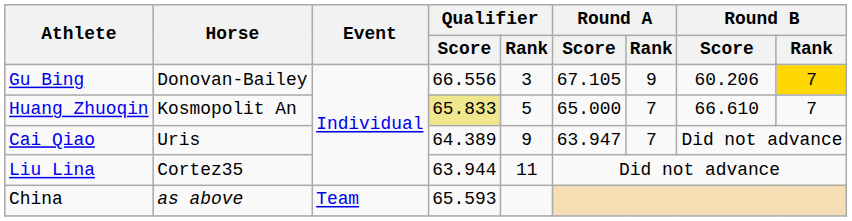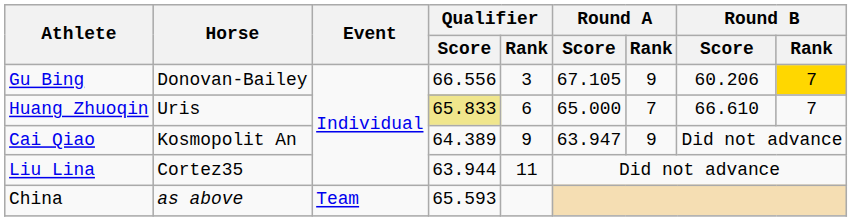(227, 110) Kosmopolit An -> (179, 110) Uris
(527, 110) 5 -> (527, 110) 6
(179, 140) Uris -> (227, 140) Kosmopolit An
(651, 140) 7 -> (651, 140) 9
